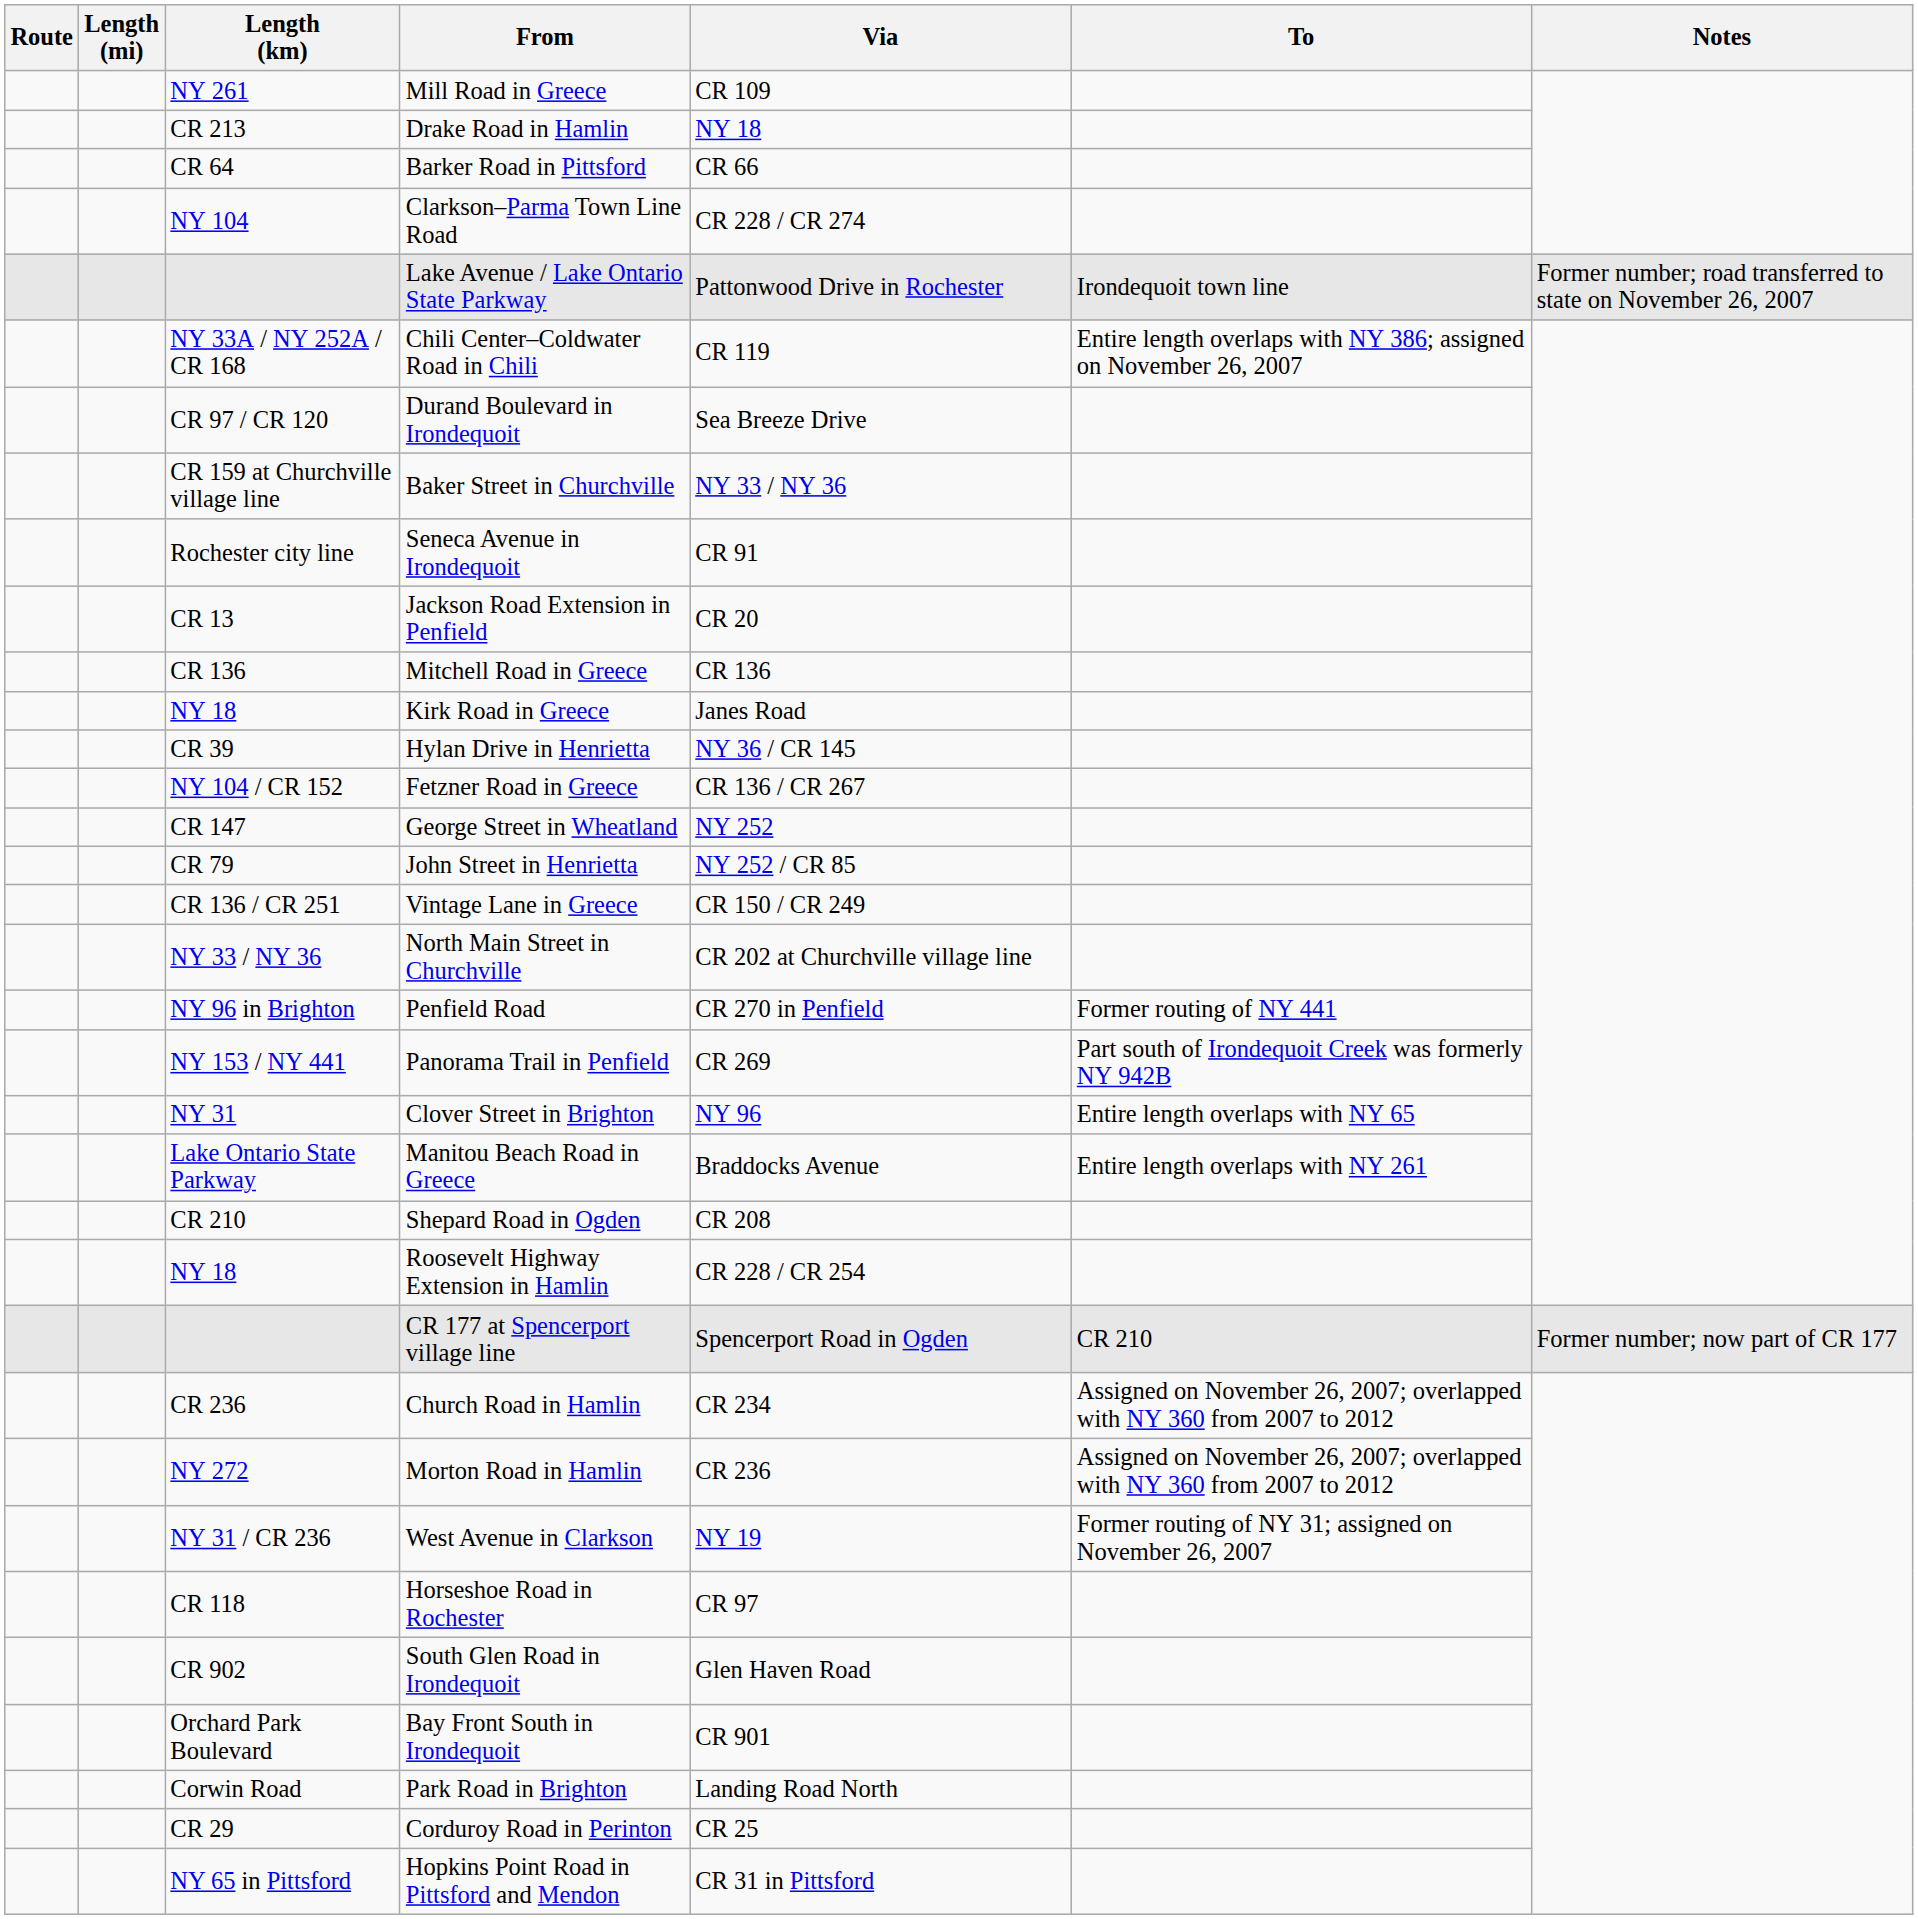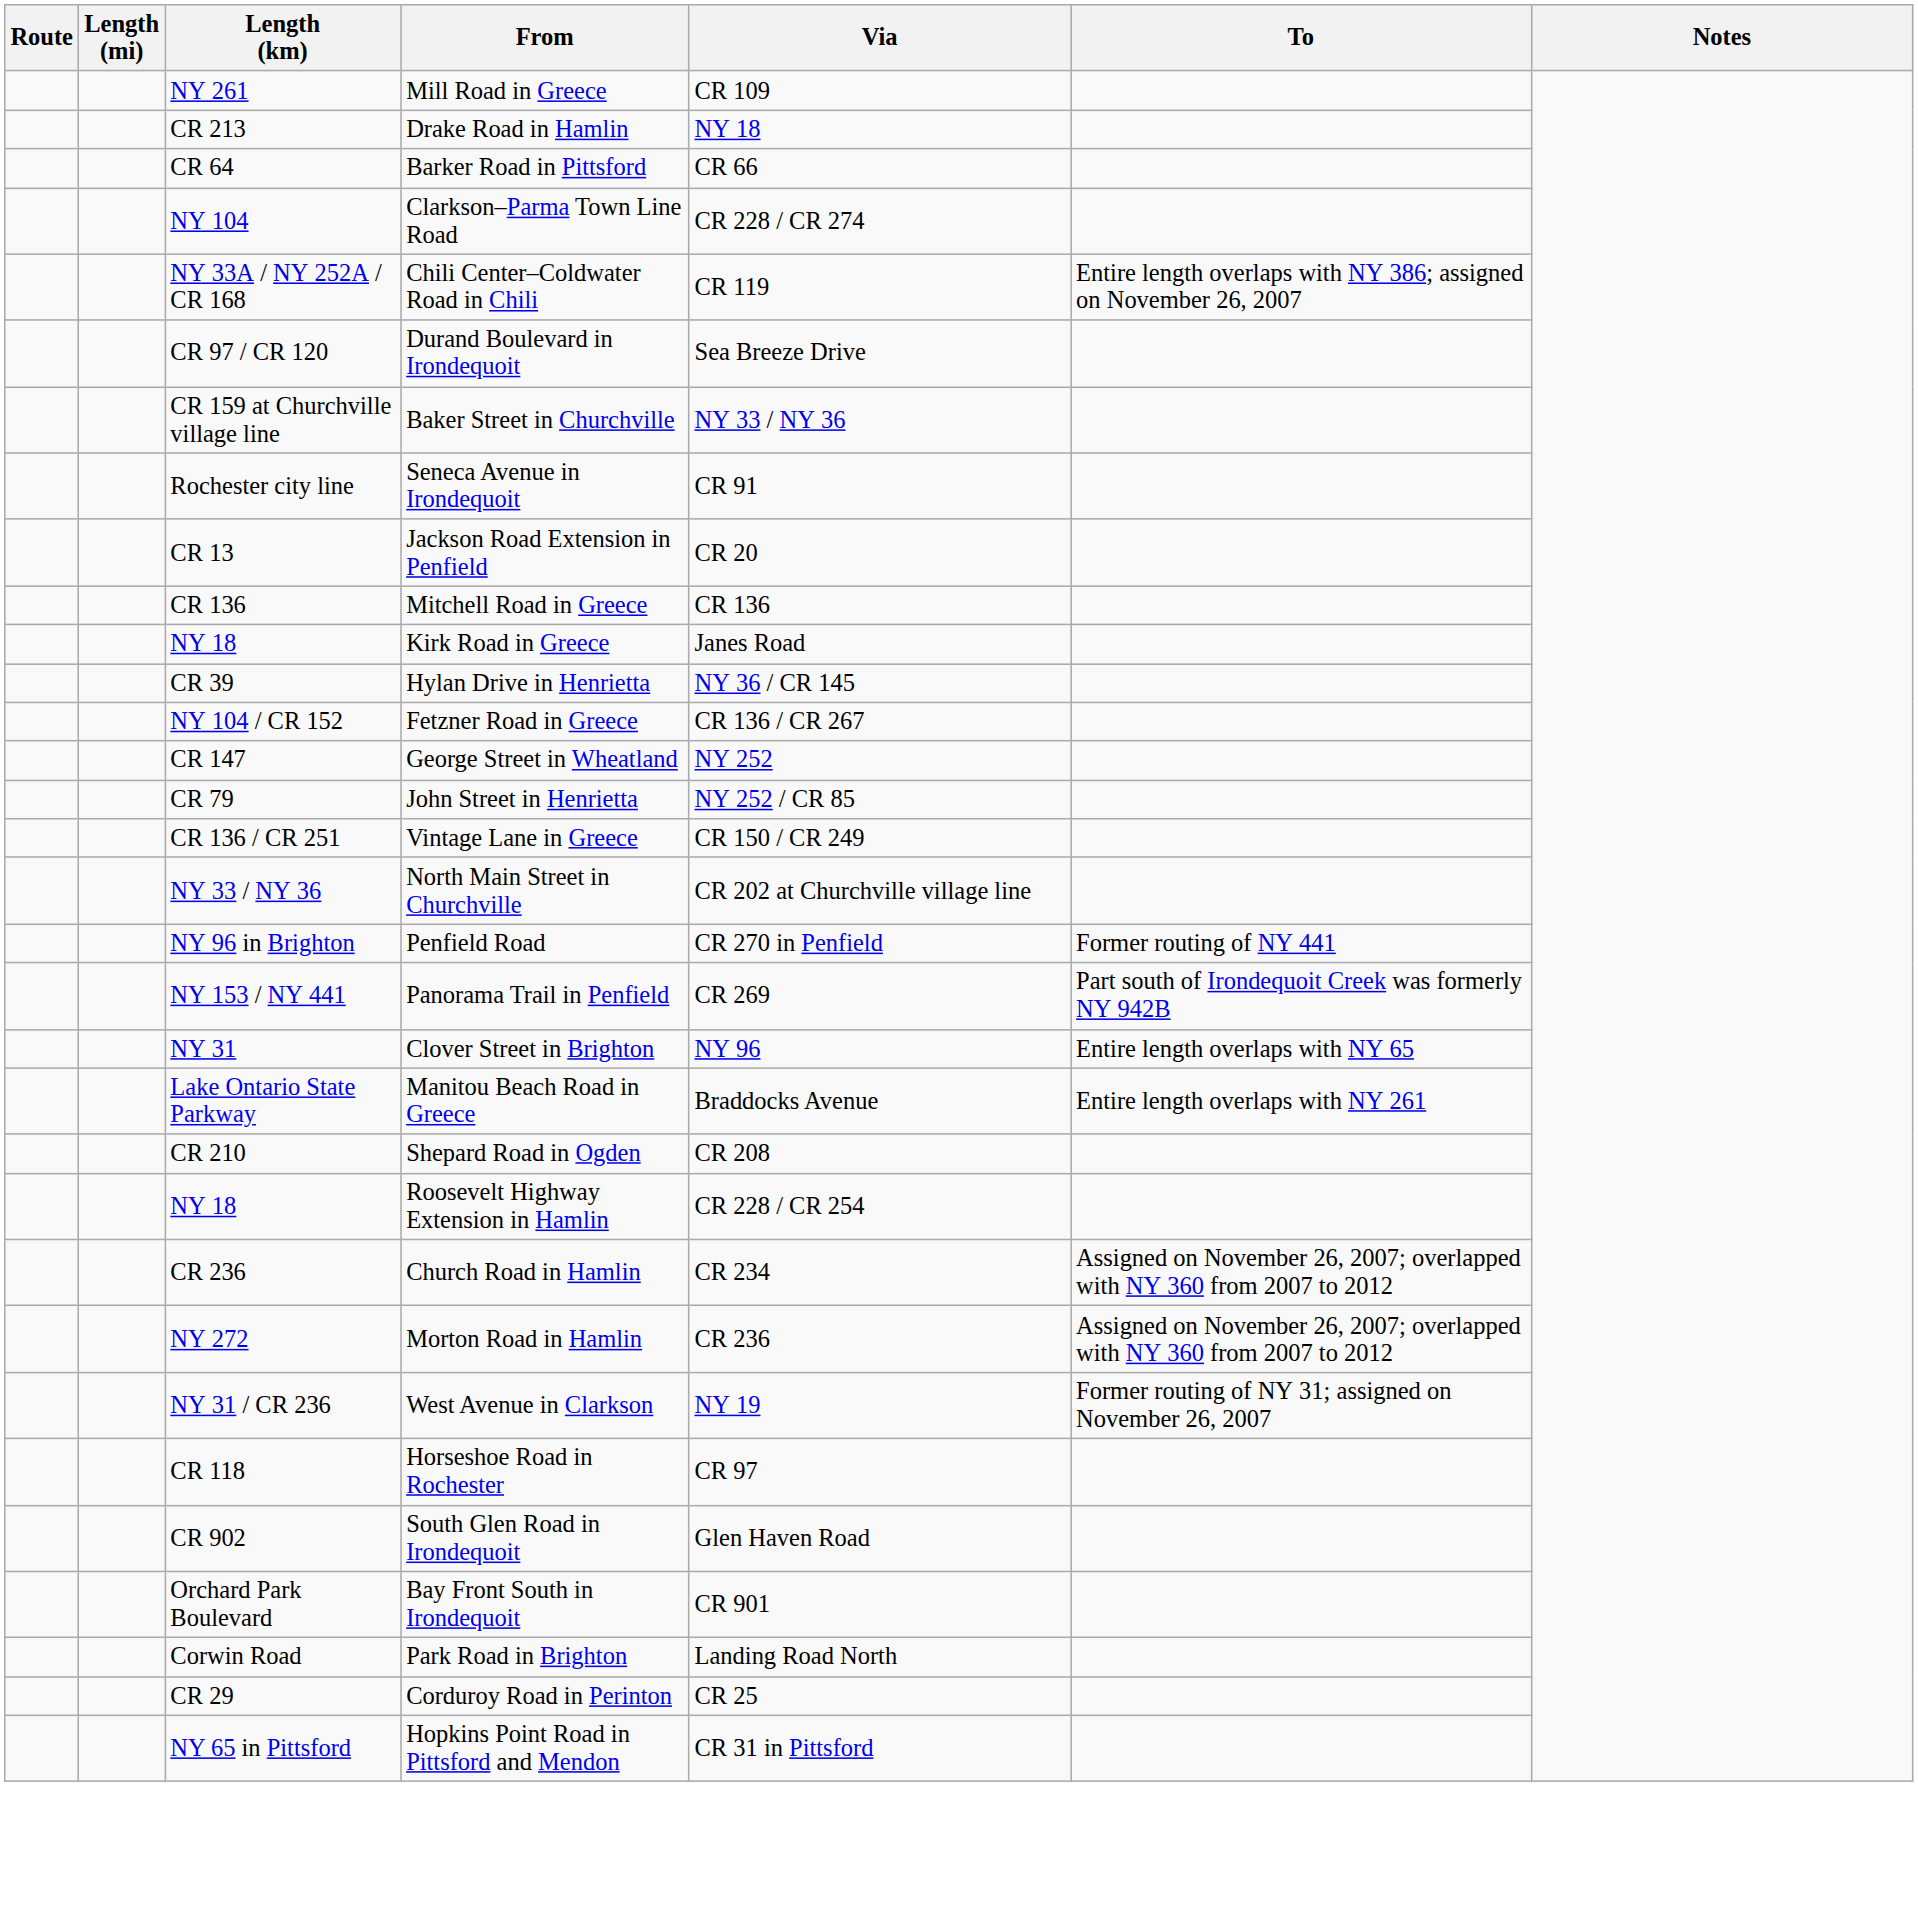- row: (544, 286)
- row: (518, 1338)
